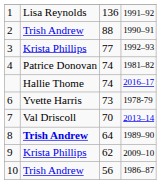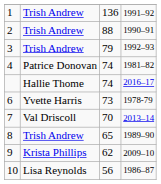(55, 13) Lisa Reynolds -> (53, 13) Trish Andrew
(55, 48) Krista Phillips -> (53, 48) Trish Andrew
(108, 48) 77 -> (108, 48) 79
(55, 135) bold -> (53, 135) normal
(108, 135) 64 -> (108, 135) 65
(53, 170) Trish Andrew -> (55, 170) Lisa Reynolds
